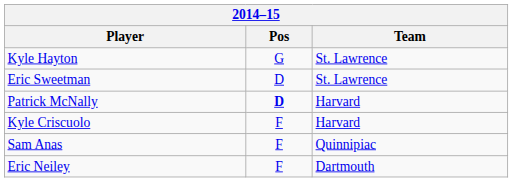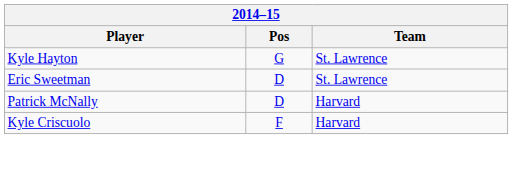(279, 101) bold -> (279, 101) normal
- row: (35, 144)
- row: (39, 166)
